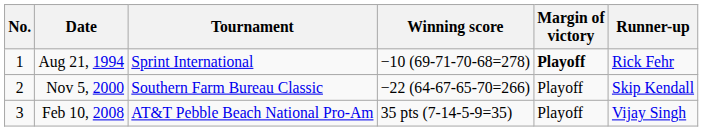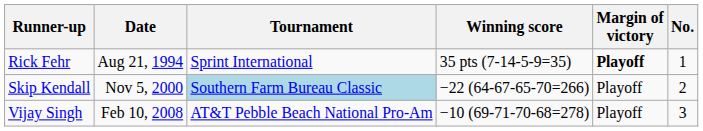columns swapped: (20, 26) <-> (653, 26)
(455, 61) −10 (69-71-70-68=278) -> (506, 61) 35 pts (7-14-5-9=35)
(227, 87) no background -> (286, 87) lightblue background
(446, 113) 35 pts (7-14-5-9=35) -> (514, 113) −10 (69-71-70-68=278)
